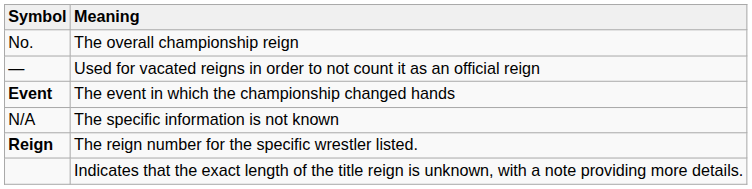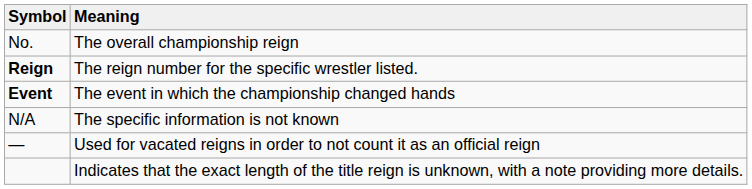rows swapped: (31, 145) <-> (16, 68)
